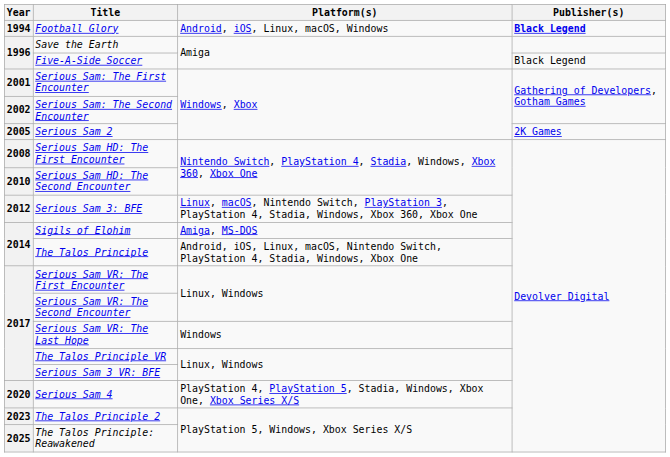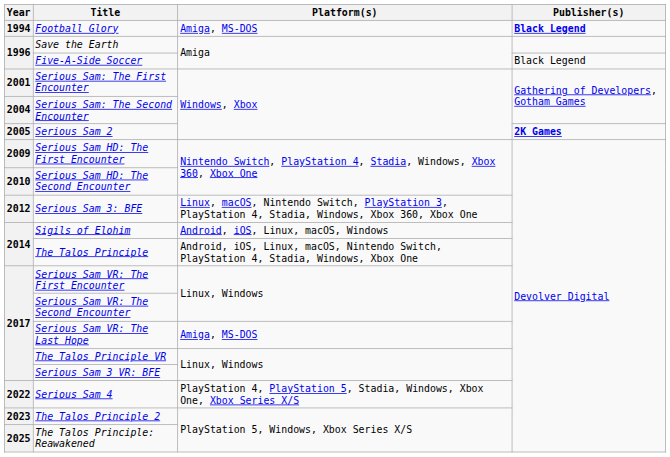(284, 29) Android, iOS, Linux, macOS, Windows -> (219, 29) Amiga, MS-DOS
(19, 110) 2002 -> (19, 110) 2004
(538, 132) normal -> (538, 132) bold
(19, 154) 2008 -> (19, 154) 2009
(219, 230) Amiga, MS-DOS -> (284, 230) Android, iOS, Linux, macOS, Windows
(201, 335) Windows -> (219, 335) Amiga, MS-DOS
(19, 394) 2020 -> (19, 394) 2022
